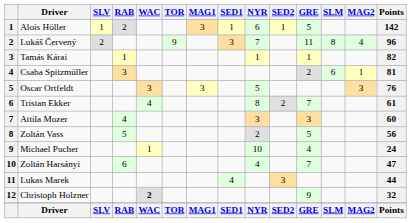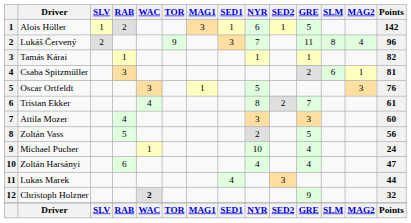(202, 88) 3 -> (202, 88) 1
(309, 164) 7 -> (309, 164) 4
